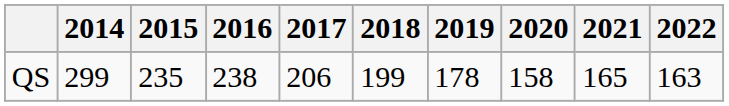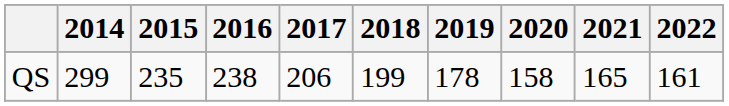(679, 76) 163 -> (679, 76) 161
